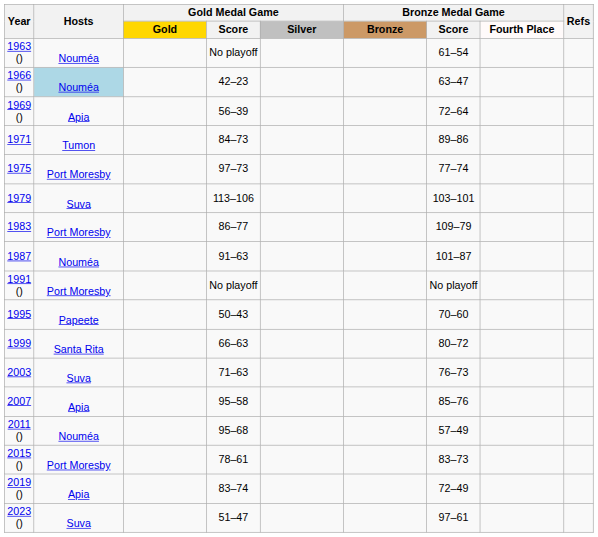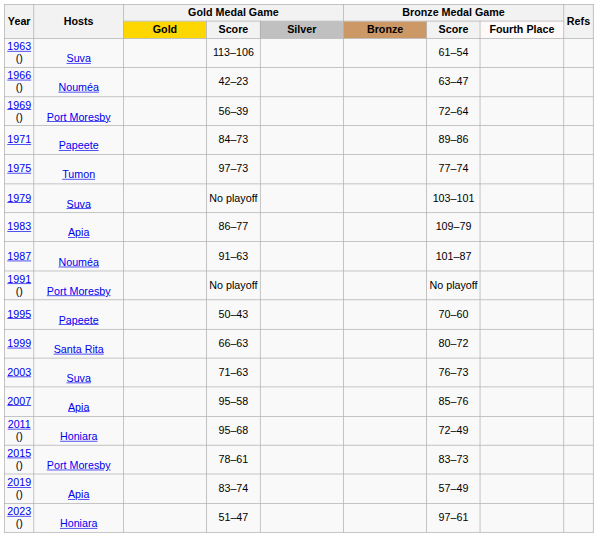(79, 59) Nouméa -> (79, 59) Suva
(233, 53) No playoff -> (233, 53) 113–106
(79, 88) lightblue background -> (79, 88) no background
(79, 117) Apia -> (79, 117) Port Moresby
(79, 146) Tumon -> (79, 146) Papeete
(79, 175) Port Moresby -> (79, 175) Tumon
(233, 198) 113–106 -> (233, 198) No playoff
(79, 233) Port Moresby -> (79, 233) Apia
(79, 436) Nouméa -> (79, 436) Honiara
(454, 430) 57–49 -> (454, 430) 72–49
(454, 488) 72–49 -> (454, 488) 57–49
(79, 524) Suva -> (79, 524) Honiara
